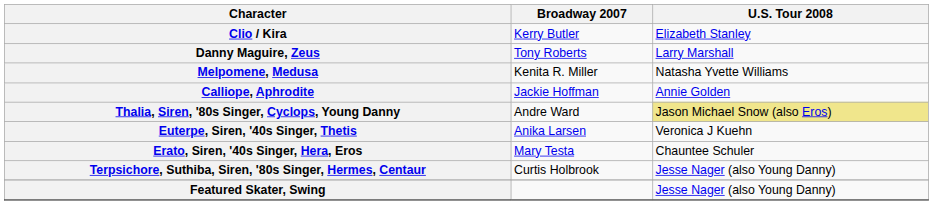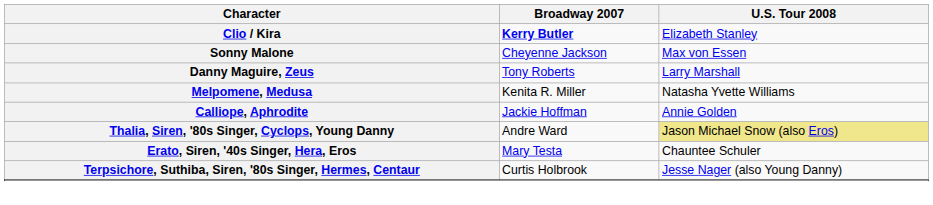(547, 33) normal -> (538, 33) bold
+ row: (252, 53)
- row: (258, 131)
- row: (258, 190)
